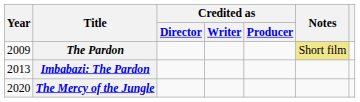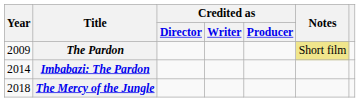(19, 69) 2013 -> (19, 69) 2014
(19, 87) 2020 -> (19, 87) 2018
